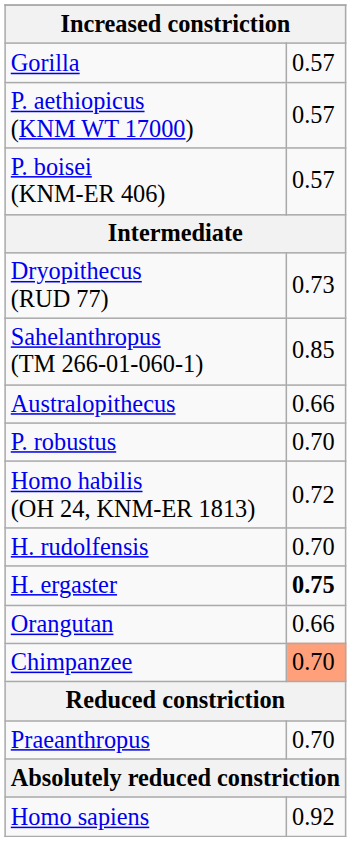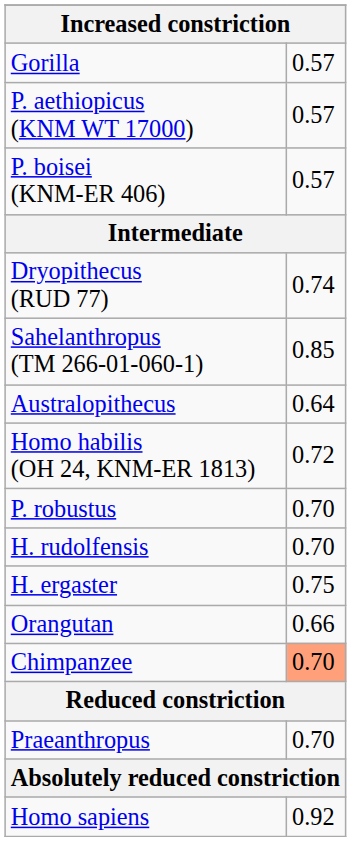(313, 285) 0.73 -> (313, 285) 0.74
(313, 403) 0.66 -> (313, 403) 0.64
rows swapped: (63, 442) <-> (133, 494)
(313, 585) bold -> (313, 585) normal
